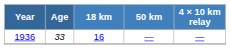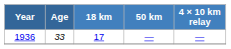(99, 37) 16 -> (99, 37) 17
